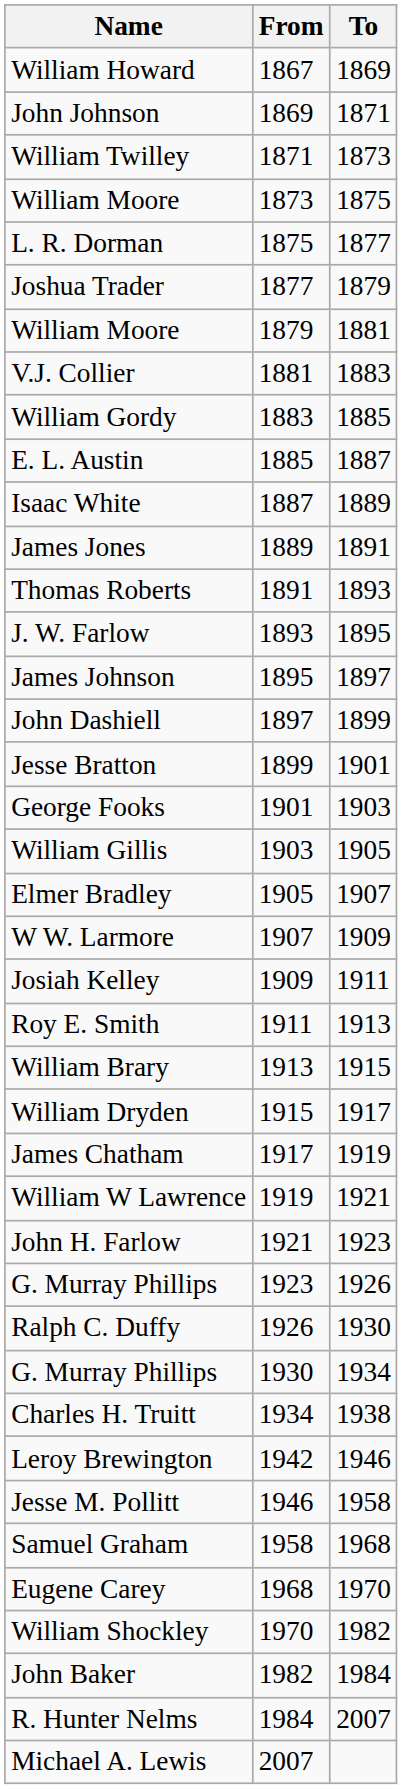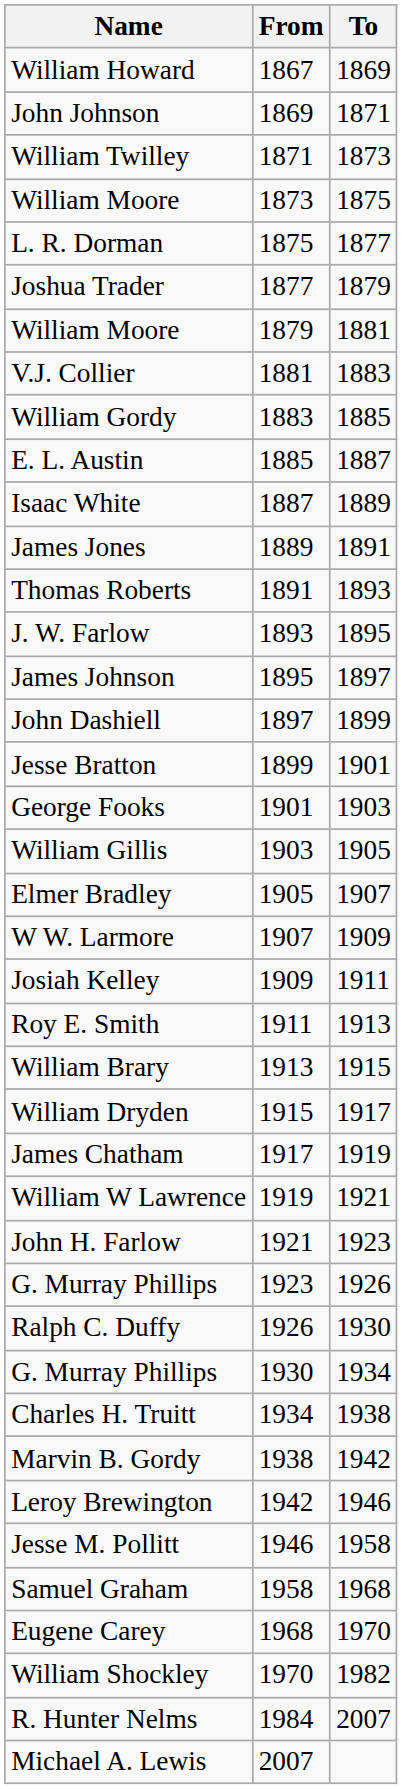+ row: (106, 1458)
- row: (73, 1675)
